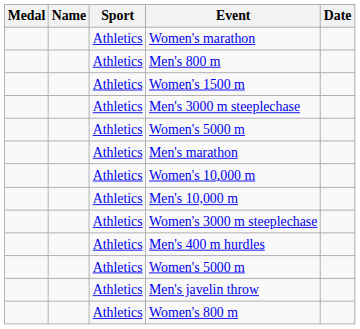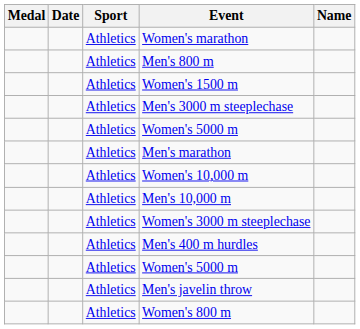columns swapped: (69, 16) <-> (338, 16)
